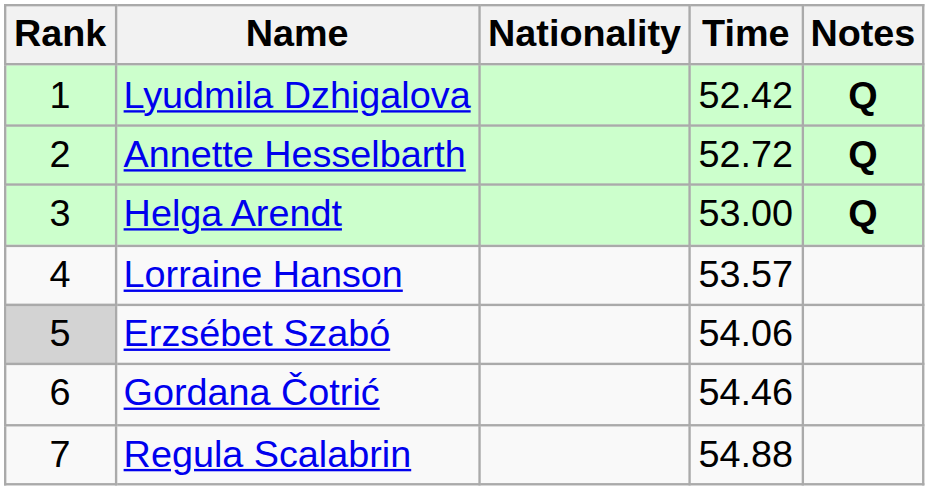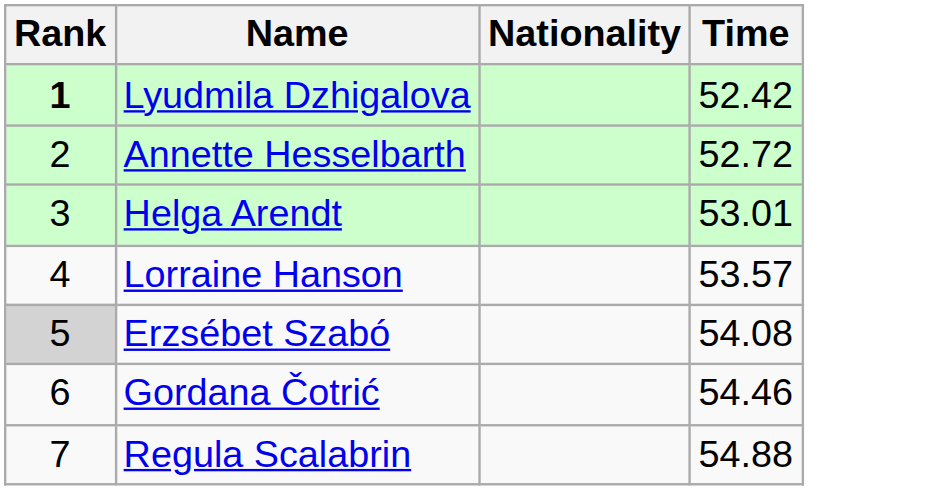- column: (863, 34)
(60, 94) normal -> (60, 94) bold
(746, 214) 53.00 -> (746, 214) 53.01
(746, 333) 54.06 -> (746, 333) 54.08
